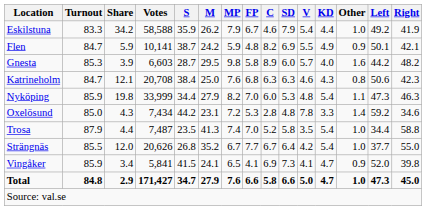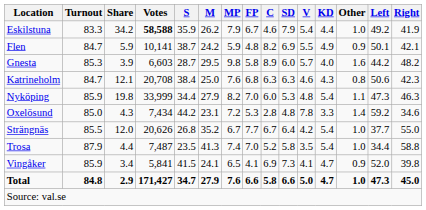(158, 29) normal -> (158, 29) bold
rows swapped: (28, 146) <-> (19, 130)
